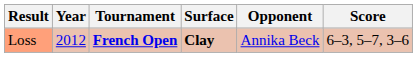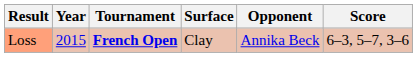(71, 40) 2012 -> (71, 40) 2015
(199, 40) bold -> (199, 40) normal
